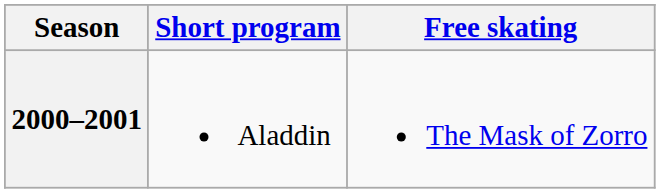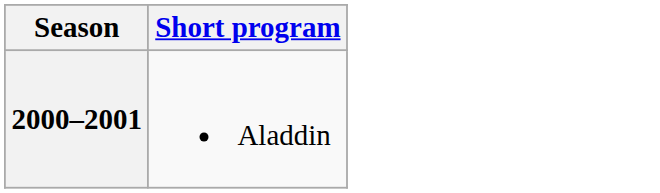- column: (501, 27)
